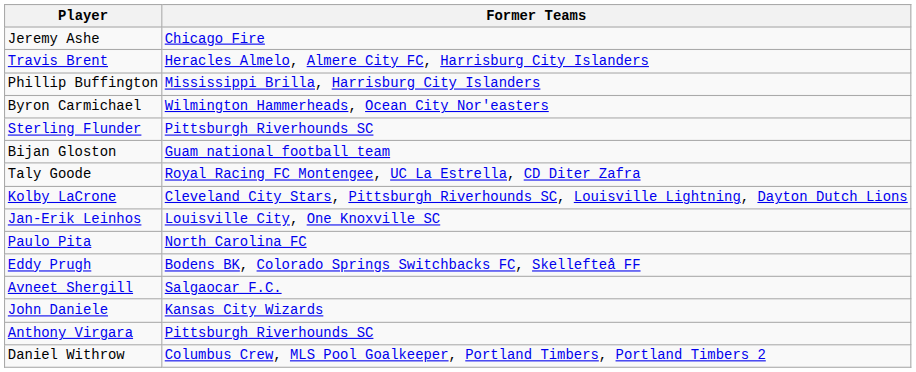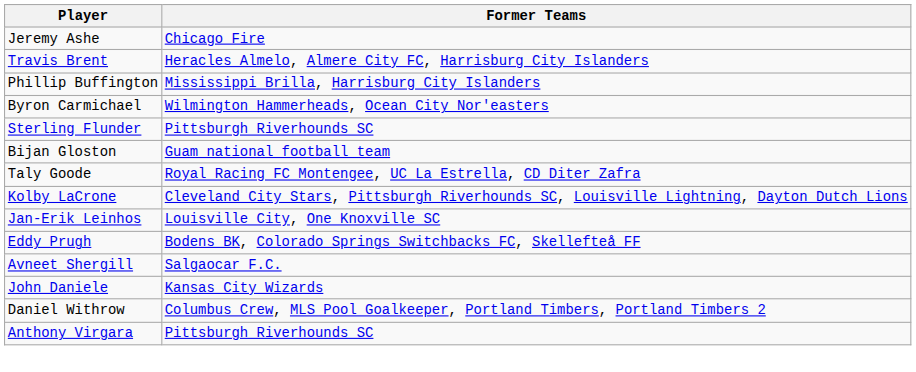- row: (50, 243)
rows swapped: (66, 356) <-> (70, 333)
